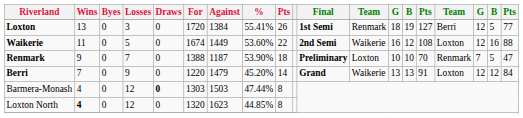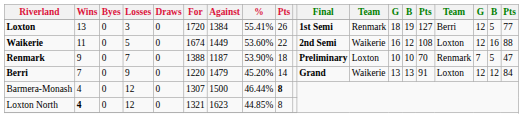(158, 89) bold -> (158, 89) normal
(195, 89) 1303 -> (195, 89) 1307
(219, 89) 1503 -> (219, 89) 1500
(259, 89) 47.44% -> (259, 89) 46.44%
(280, 89) normal -> (280, 89) bold
(195, 104) 1320 -> (195, 104) 1321
